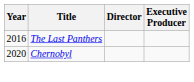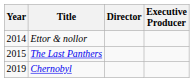+ row: (59, 38)
(16, 38) 2016 -> (16, 54) 2015
(16, 54) 2020 -> (16, 69) 2019
